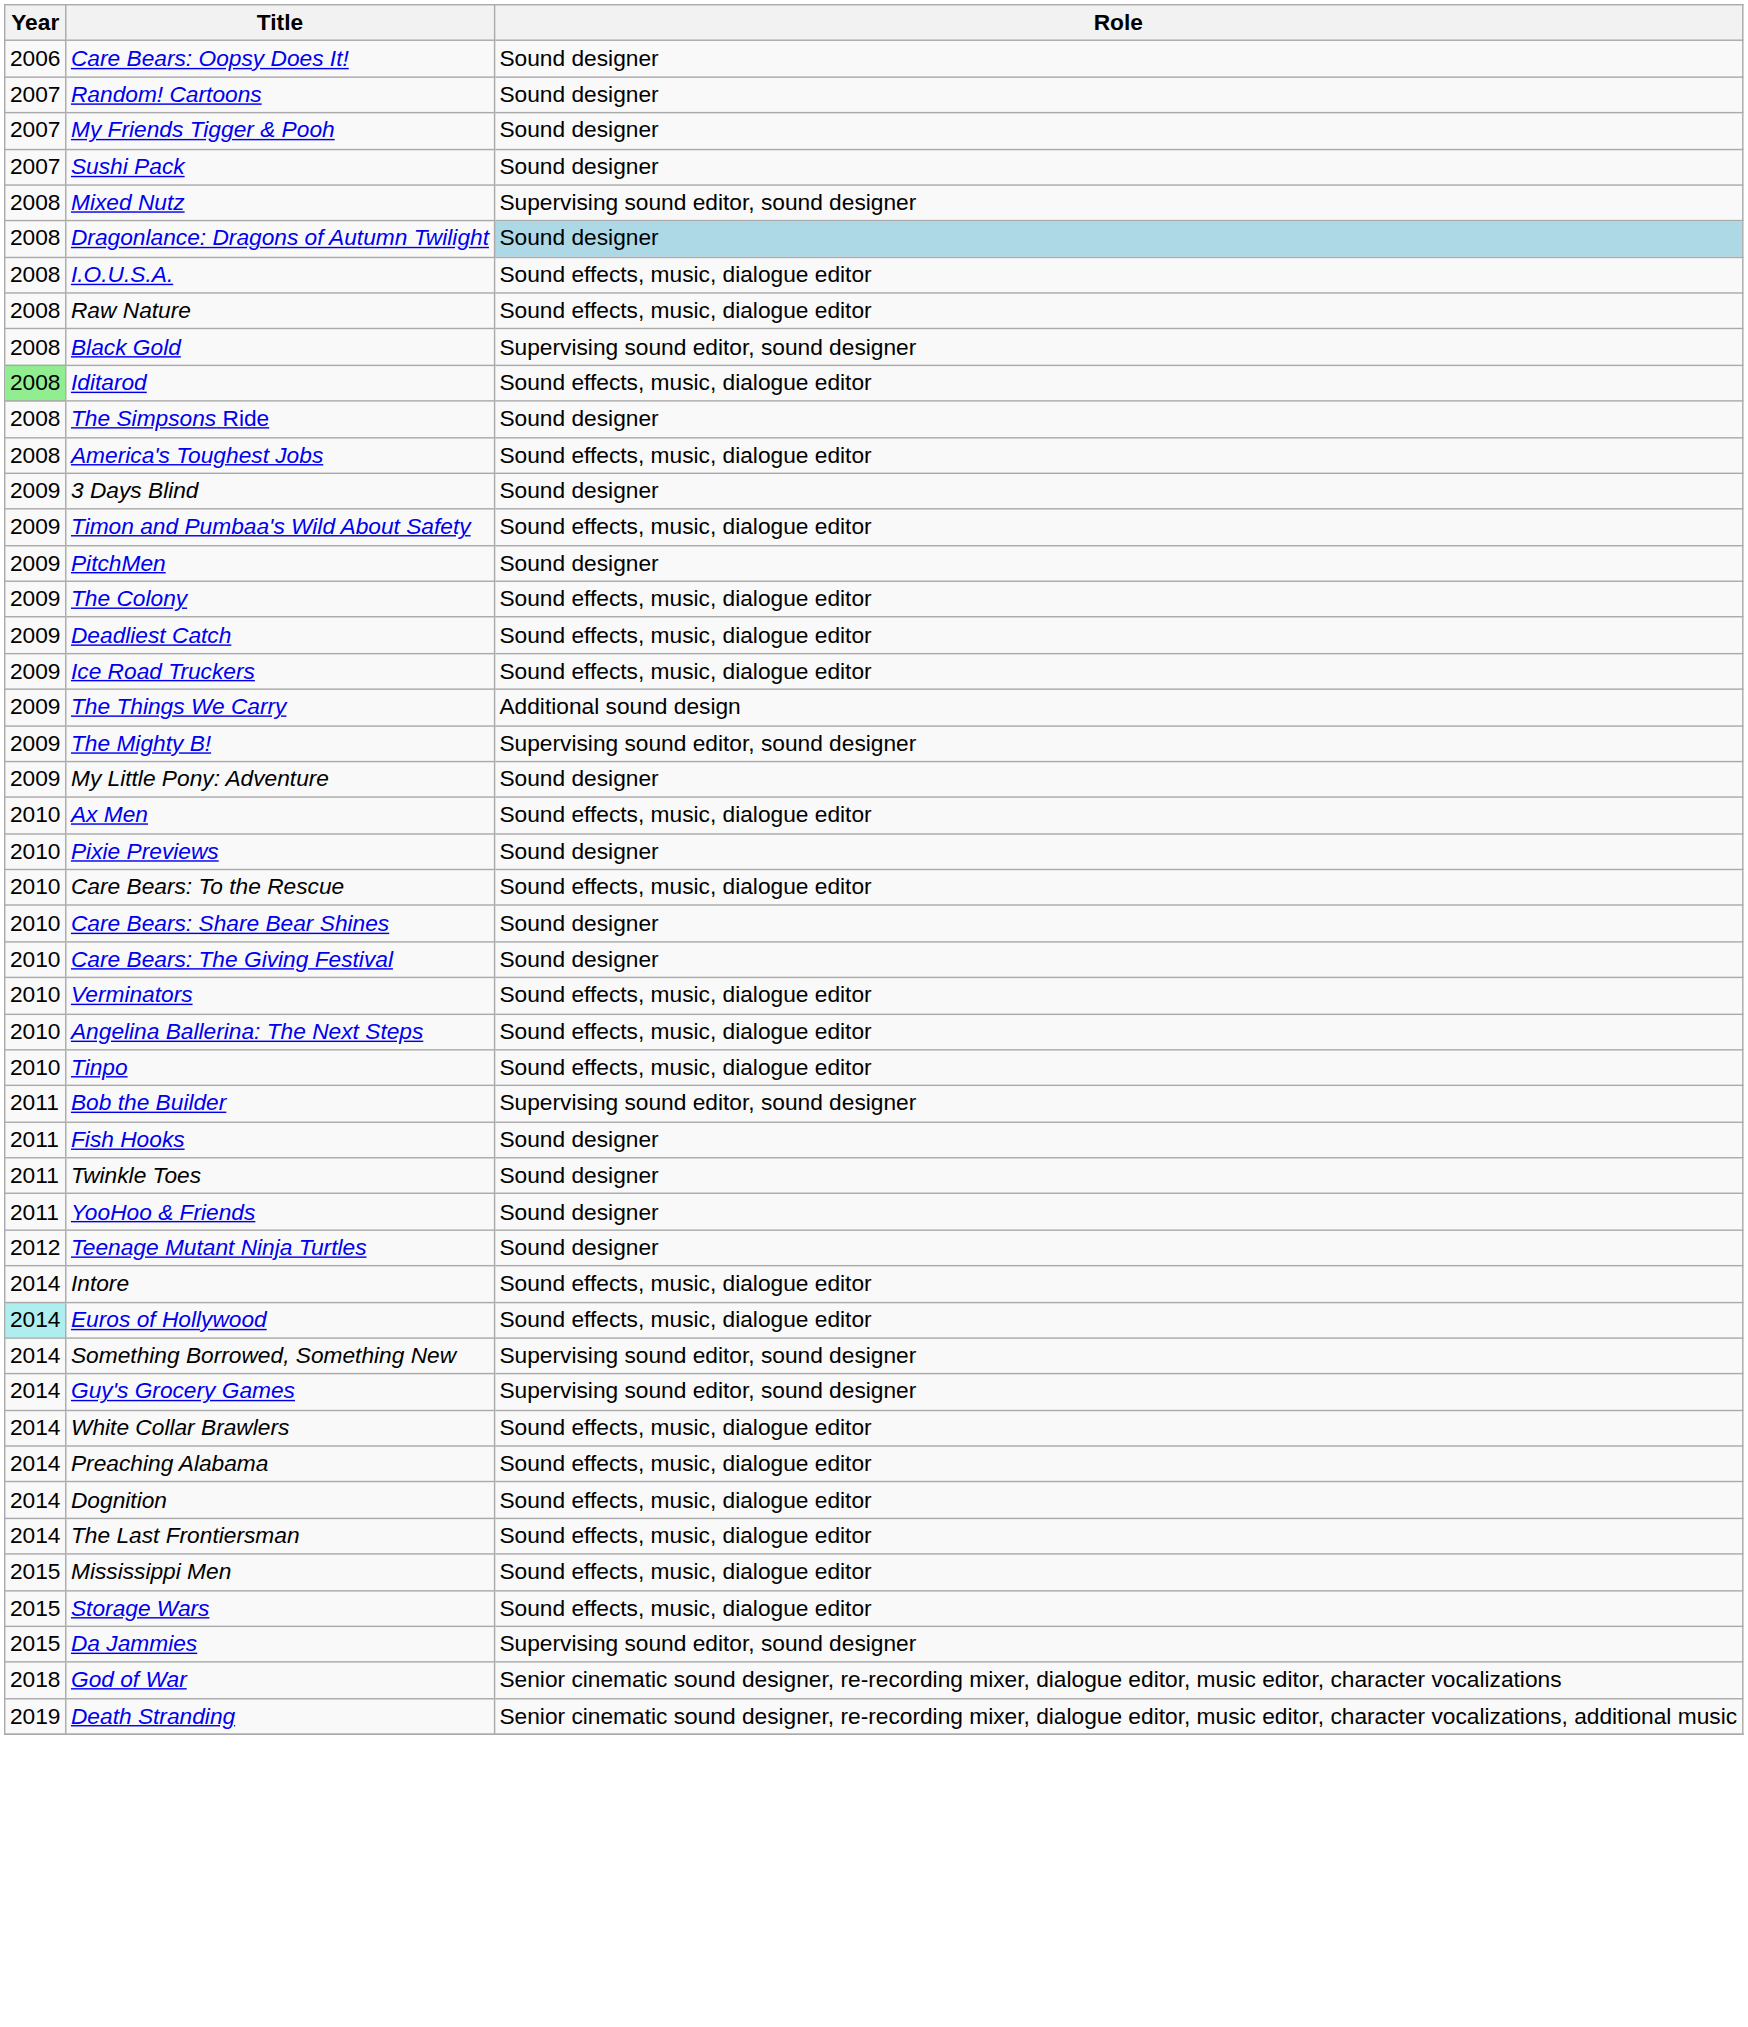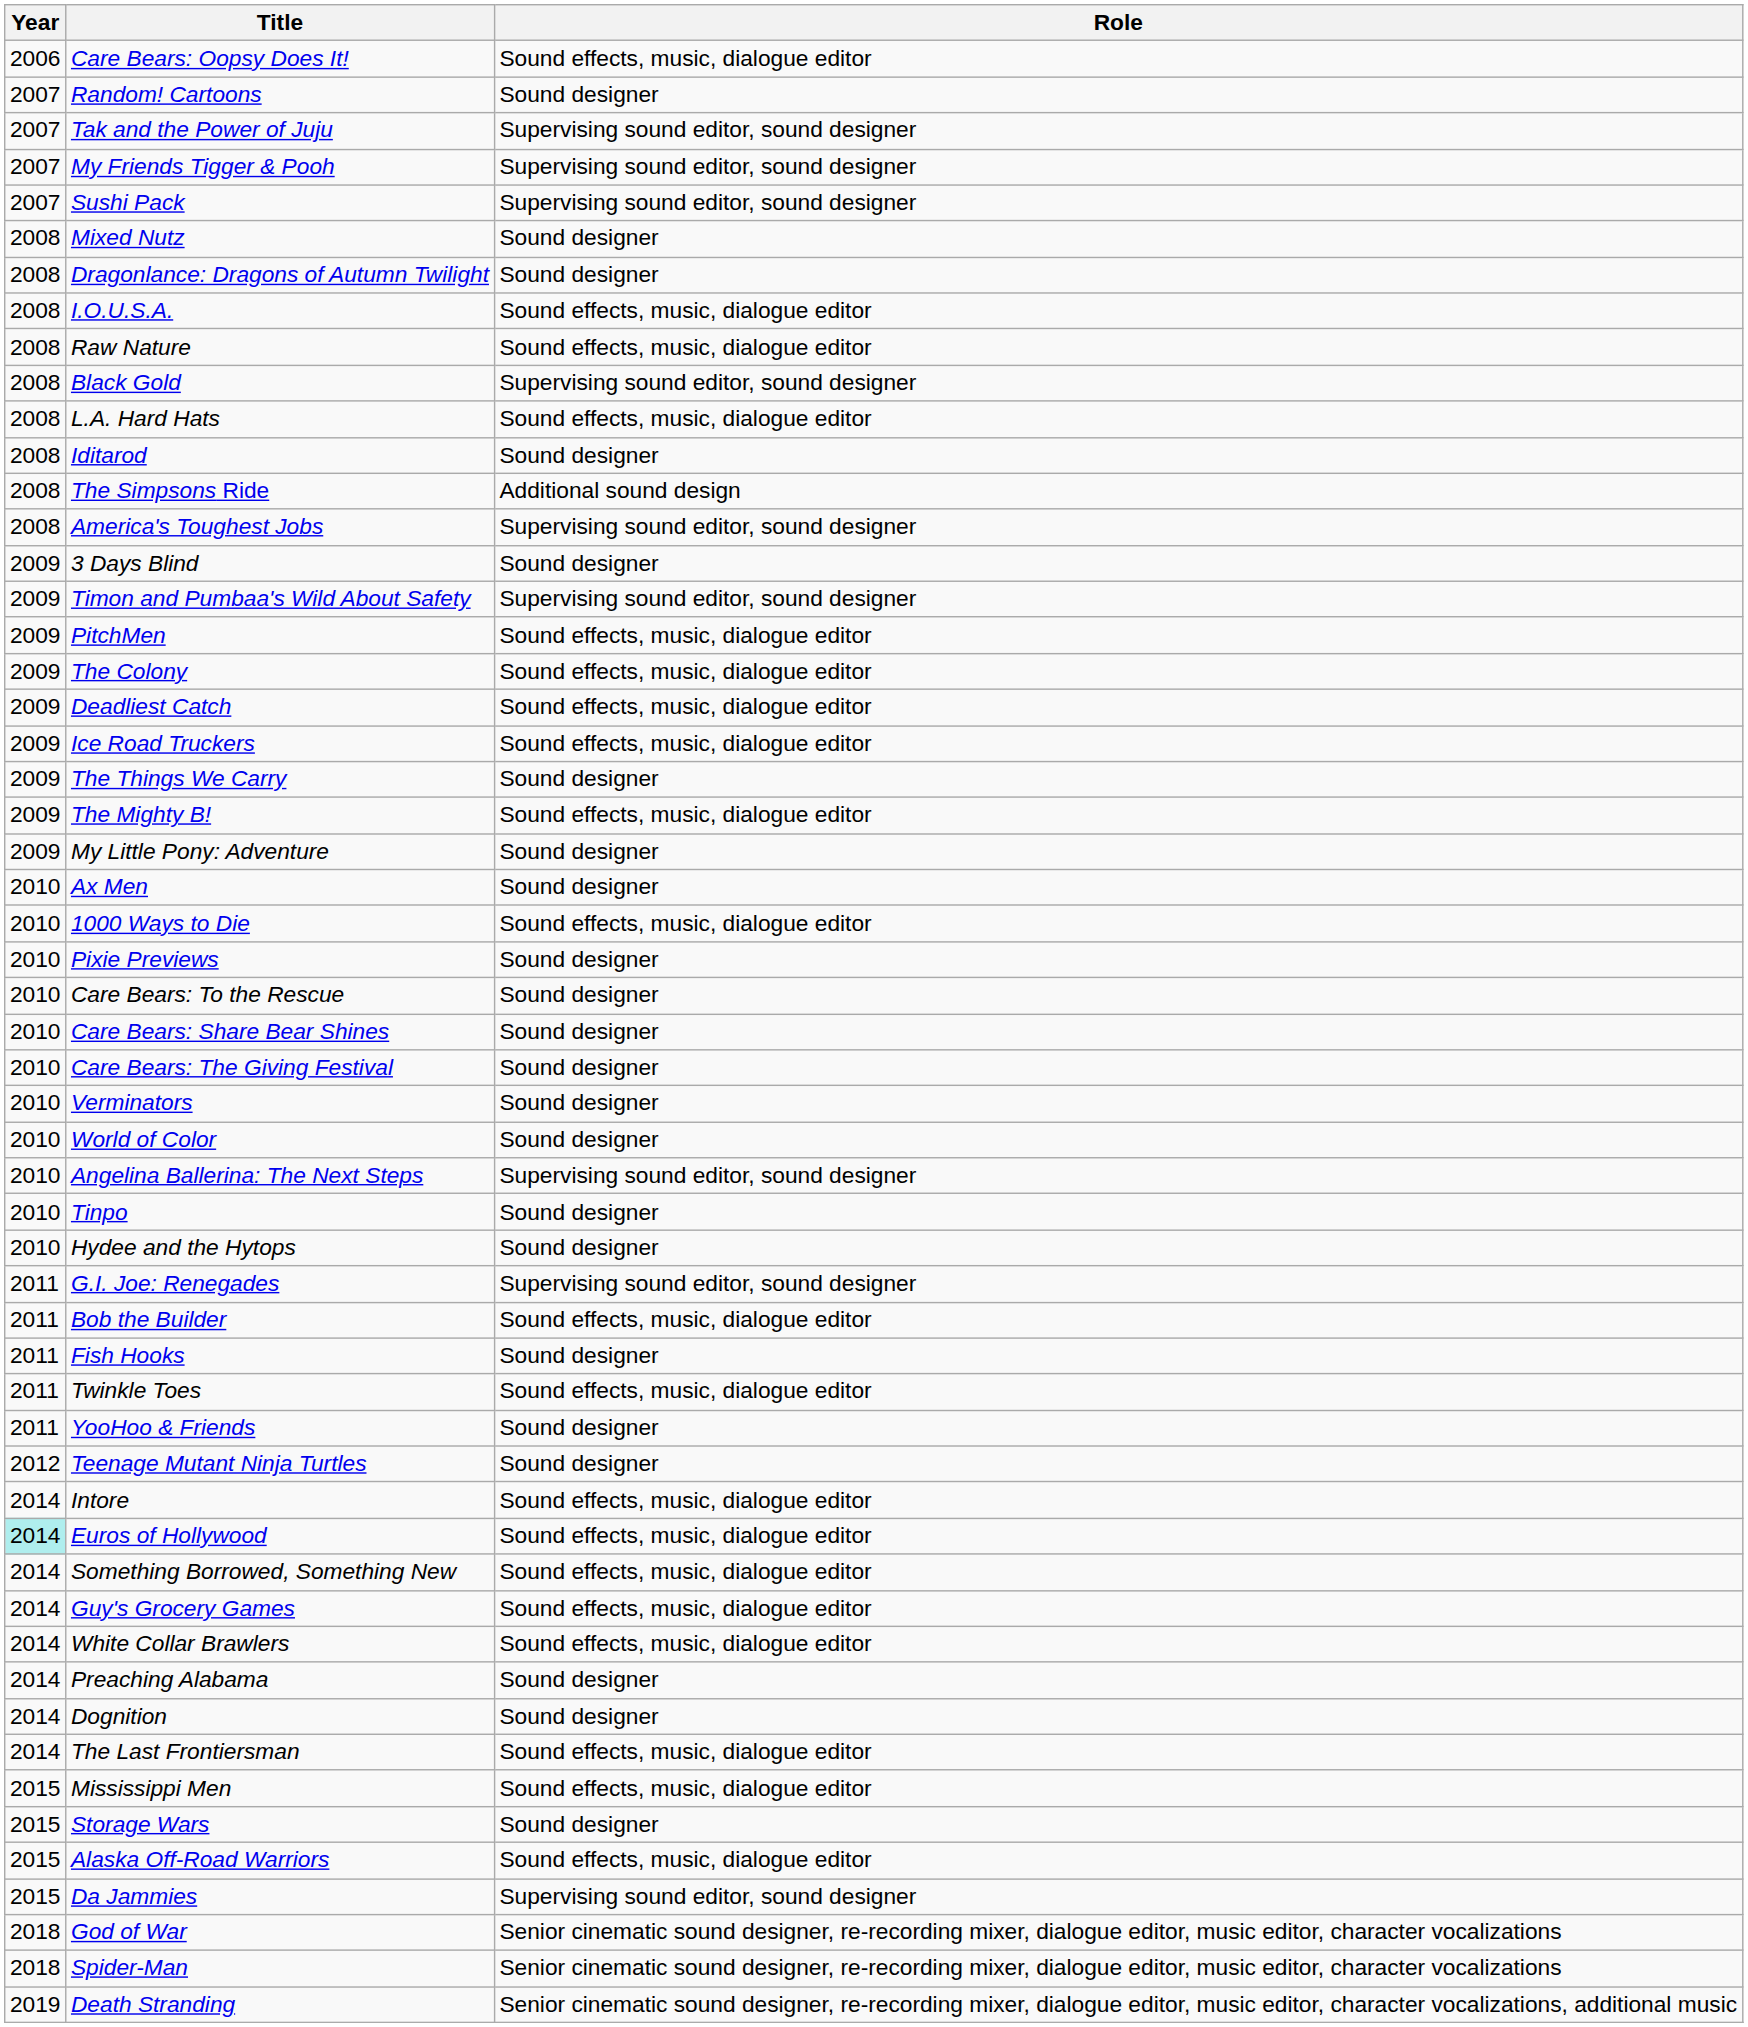(579, 58) Sound designer -> (686, 58) Sound effects, music, dialogue editor
+ row: (202, 130)
(579, 130) Sound designer -> (708, 166) Supervising sound editor, sound designer
(579, 166) Sound designer -> (708, 202) Supervising sound editor, sound designer
(708, 202) Supervising sound editor, sound designer -> (579, 238) Sound designer
(579, 238) lightblue background -> (579, 274) no background
+ row: (145, 418)
(35, 382) lightgreen background -> (35, 454) no background
(686, 382) Sound effects, music, dialogue editor -> (579, 454) Sound designer
(579, 418) Sound designer -> (620, 490) Additional sound design
(686, 454) Sound effects, music, dialogue editor -> (708, 526) Supervising sound editor, sound designer
(686, 526) Sound effects, music, dialogue editor -> (708, 599) Supervising sound editor, sound designer
(579, 563) Sound designer -> (686, 635) Sound effects, music, dialogue editor
(620, 707) Additional sound design -> (579, 779) Sound designer
(708, 743) Supervising sound editor, sound designer -> (686, 815) Sound effects, music, dialogue editor
(686, 815) Sound effects, music, dialogue editor -> (579, 887) Sound designer
+ row: (160, 923)
(686, 887) Sound effects, music, dialogue editor -> (579, 995) Sound designer
(686, 995) Sound effects, music, dialogue editor -> (579, 1103) Sound designer
+ row: (144, 1139)
(686, 1031) Sound effects, music, dialogue editor -> (708, 1175) Supervising sound editor, sound designer
(686, 1067) Sound effects, music, dialogue editor -> (579, 1211) Sound designer
+ row: (183, 1247)
+ row: (175, 1283)
(708, 1103) Supervising sound editor, sound designer -> (686, 1319) Sound effects, music, dialogue editor
(579, 1175) Sound designer -> (686, 1391) Sound effects, music, dialogue editor
(708, 1355) Supervising sound editor, sound designer -> (686, 1571) Sound effects, music, dialogue editor
(708, 1391) Supervising sound editor, sound designer -> (686, 1607) Sound effects, music, dialogue editor
(686, 1463) Sound effects, music, dialogue editor -> (579, 1680) Sound designer
(686, 1499) Sound effects, music, dialogue editor -> (579, 1716) Sound designer
(686, 1607) Sound effects, music, dialogue editor -> (579, 1824) Sound designer
+ row: (200, 1860)
+ row: (129, 1968)
